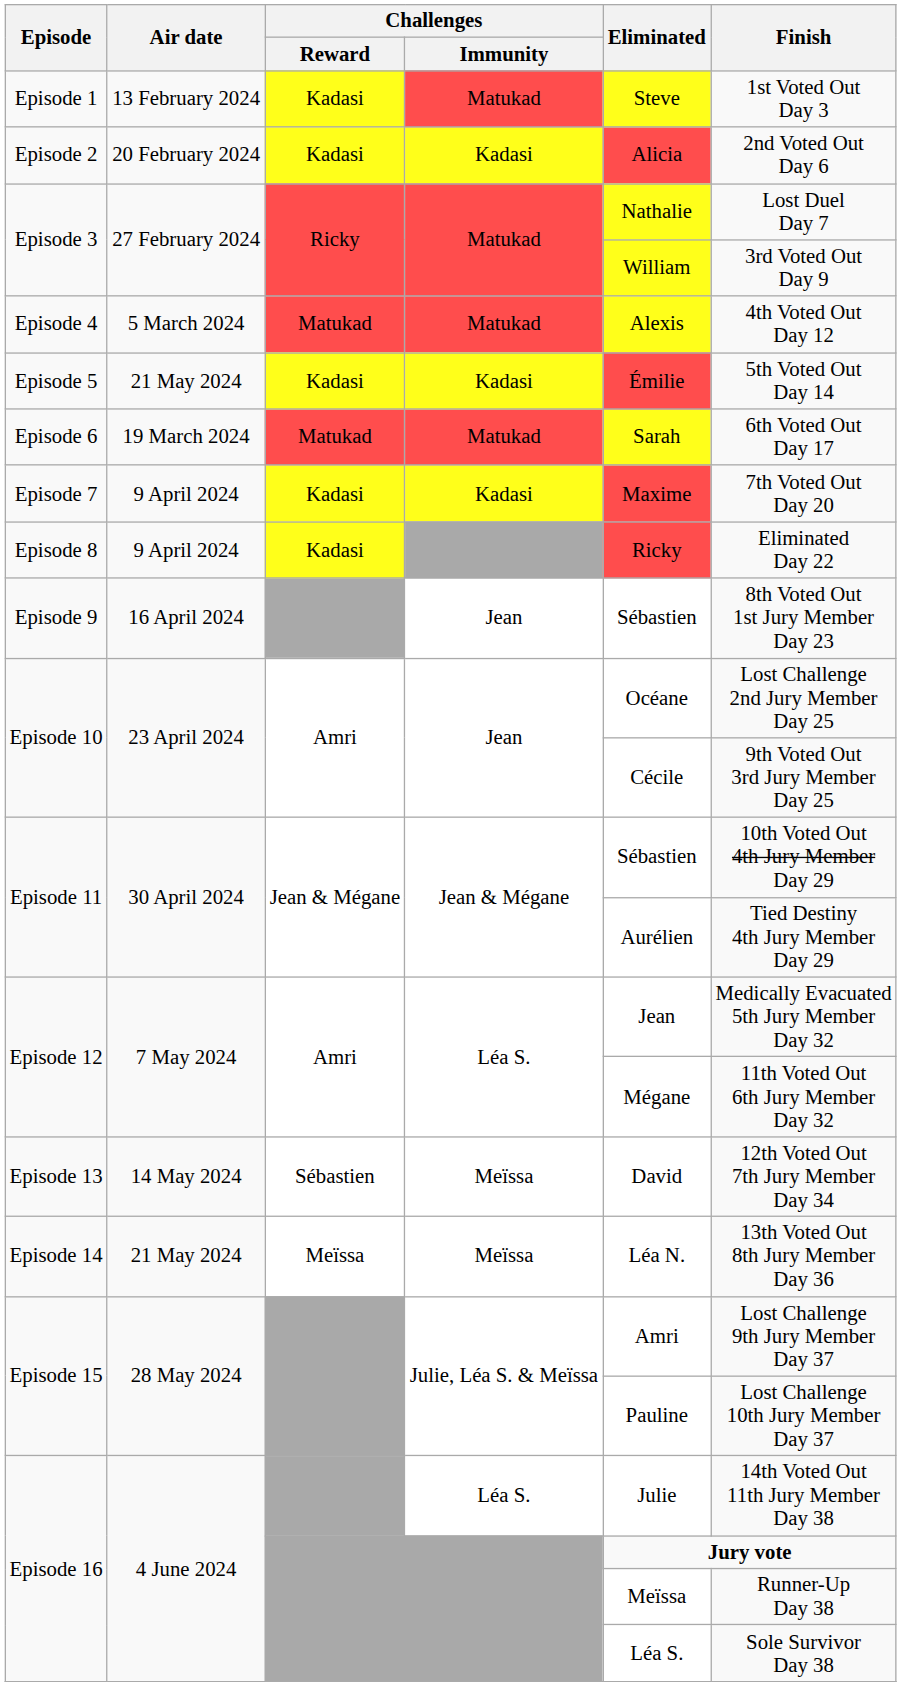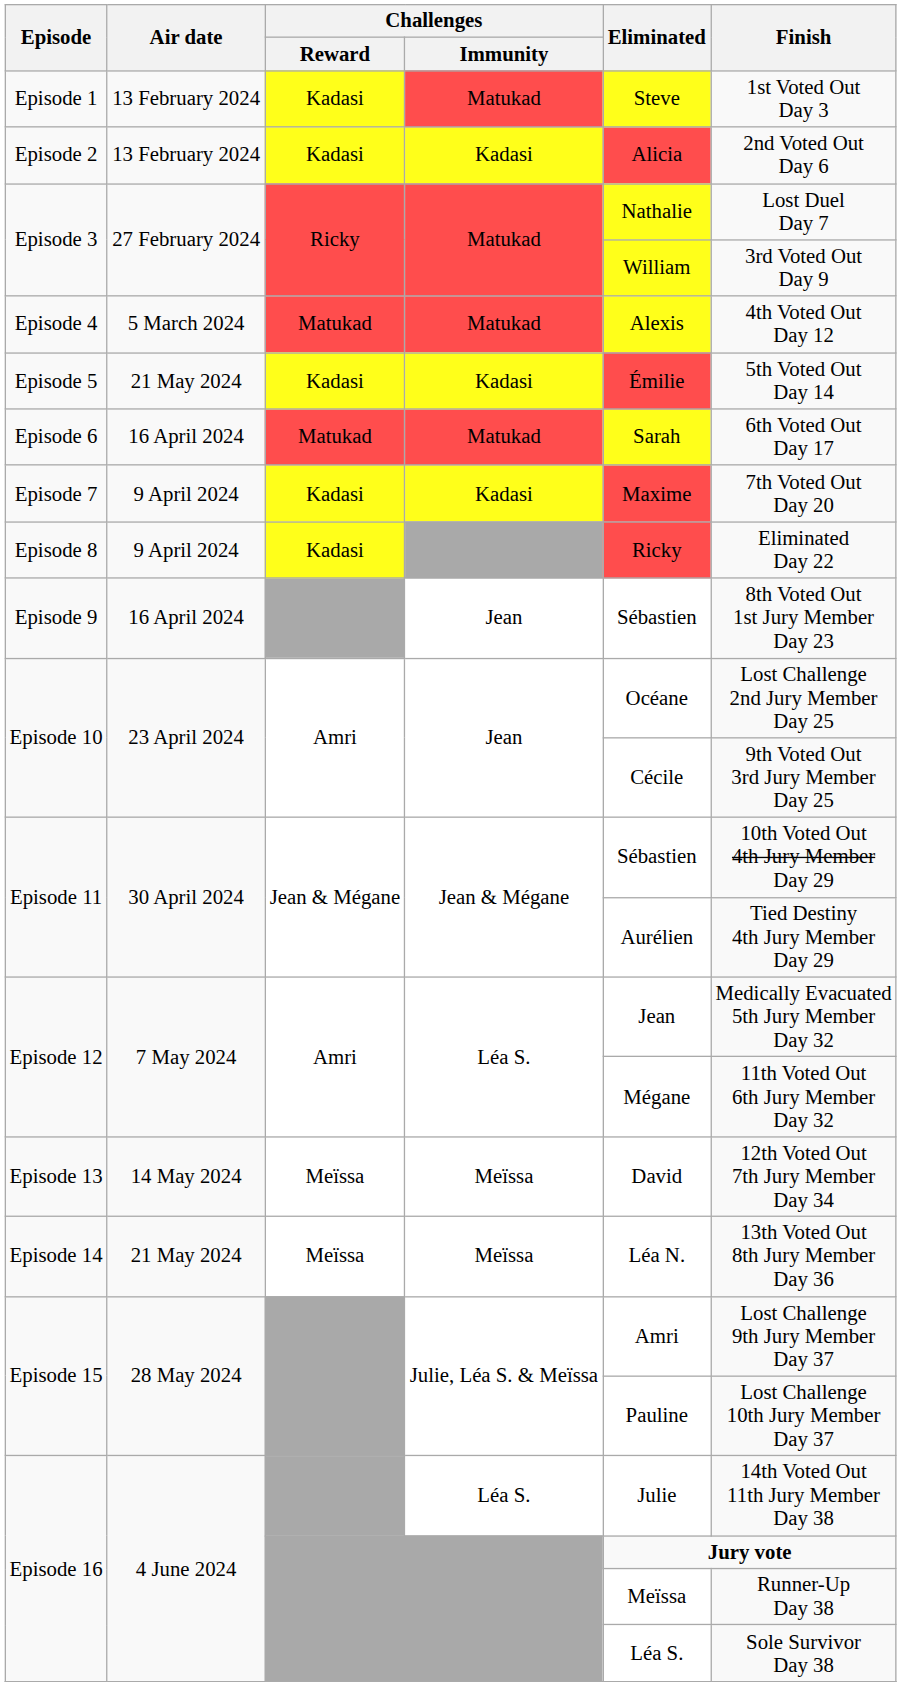(186, 155) 20 February 2024 -> (186, 155) 13 February 2024
(186, 436) 19 March 2024 -> (186, 436) 16 April 2024
(335, 1176) Sébastien -> (335, 1176) Meïssa
